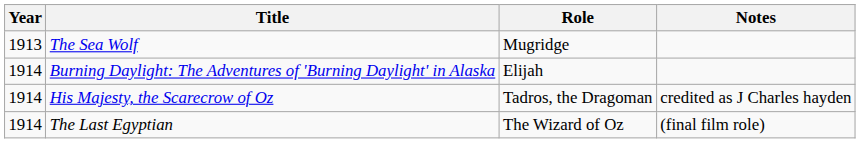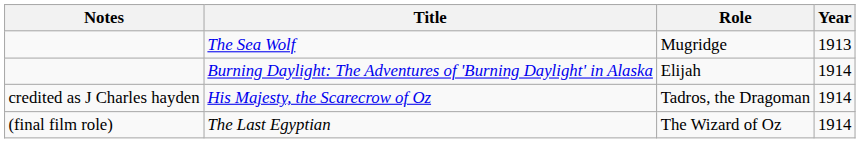columns swapped: (25, 17) <-> (756, 17)
